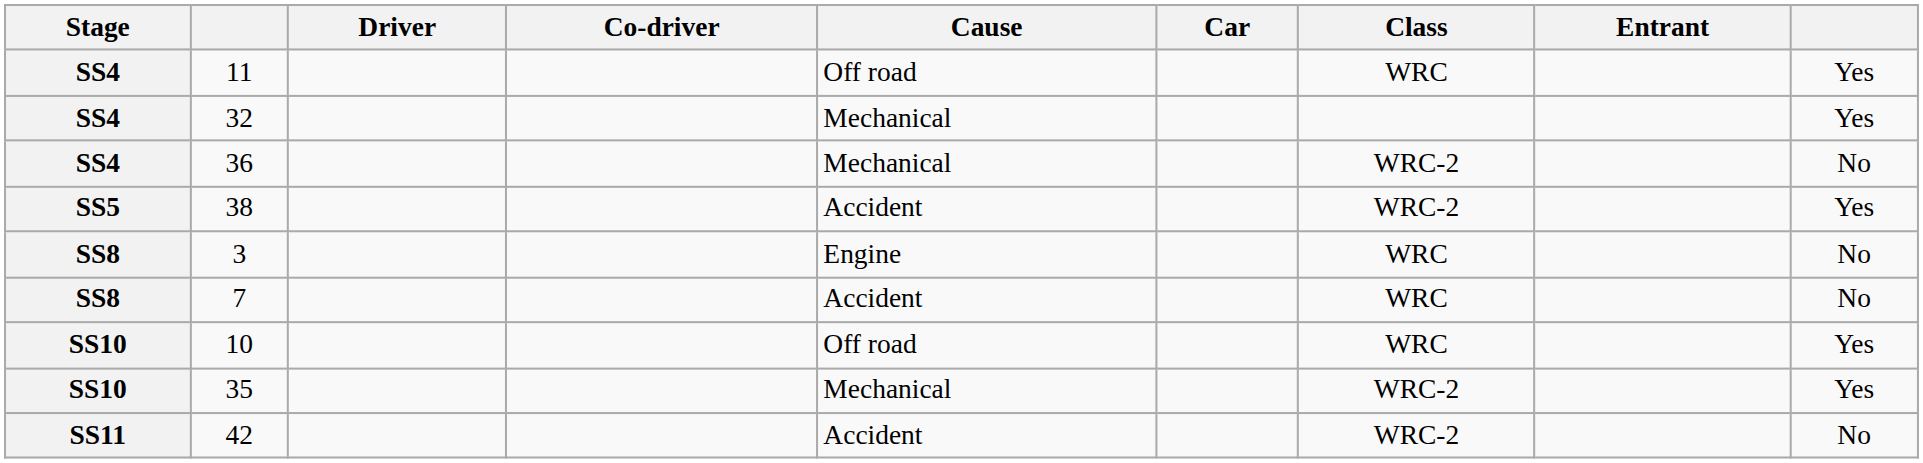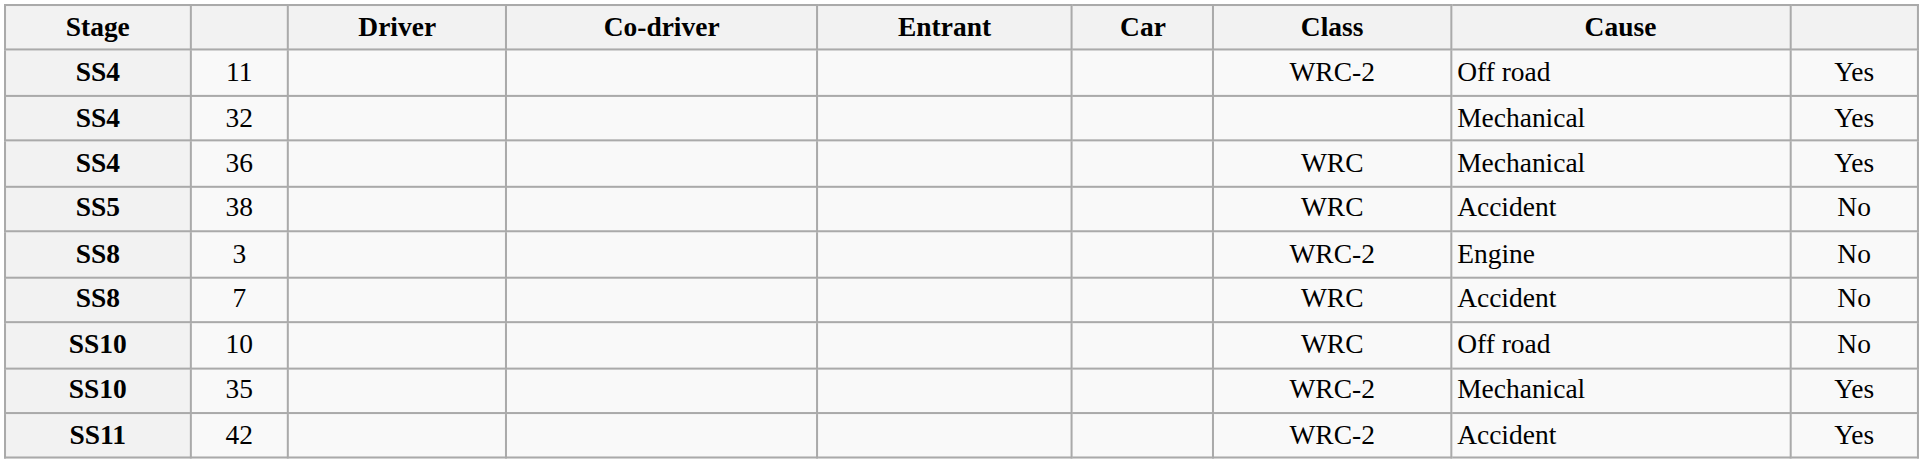columns swapped: (1663, 26) <-> (987, 26)
(1416, 72) WRC -> (1332, 72) WRC-2
(1416, 162) WRC-2 -> (1332, 162) WRC
(1854, 162) No -> (1854, 162) Yes
(1416, 208) WRC-2 -> (1332, 208) WRC
(1854, 208) Yes -> (1854, 208) No
(1416, 253) WRC -> (1332, 253) WRC-2
(1854, 344) Yes -> (1854, 344) No
(1854, 434) No -> (1854, 434) Yes
